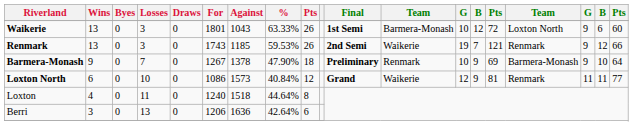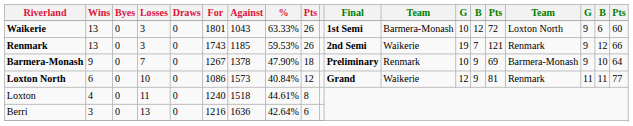(283, 95) 44.64% -> (283, 95) 44.61%
(215, 112) 1206 -> (215, 112) 1216
